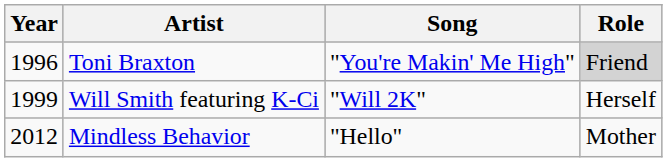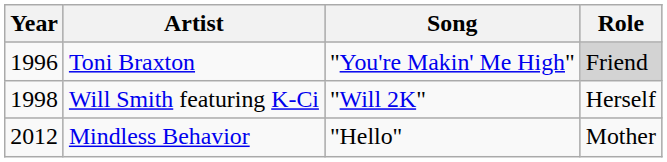(34, 99) 1999 -> (34, 99) 1998
